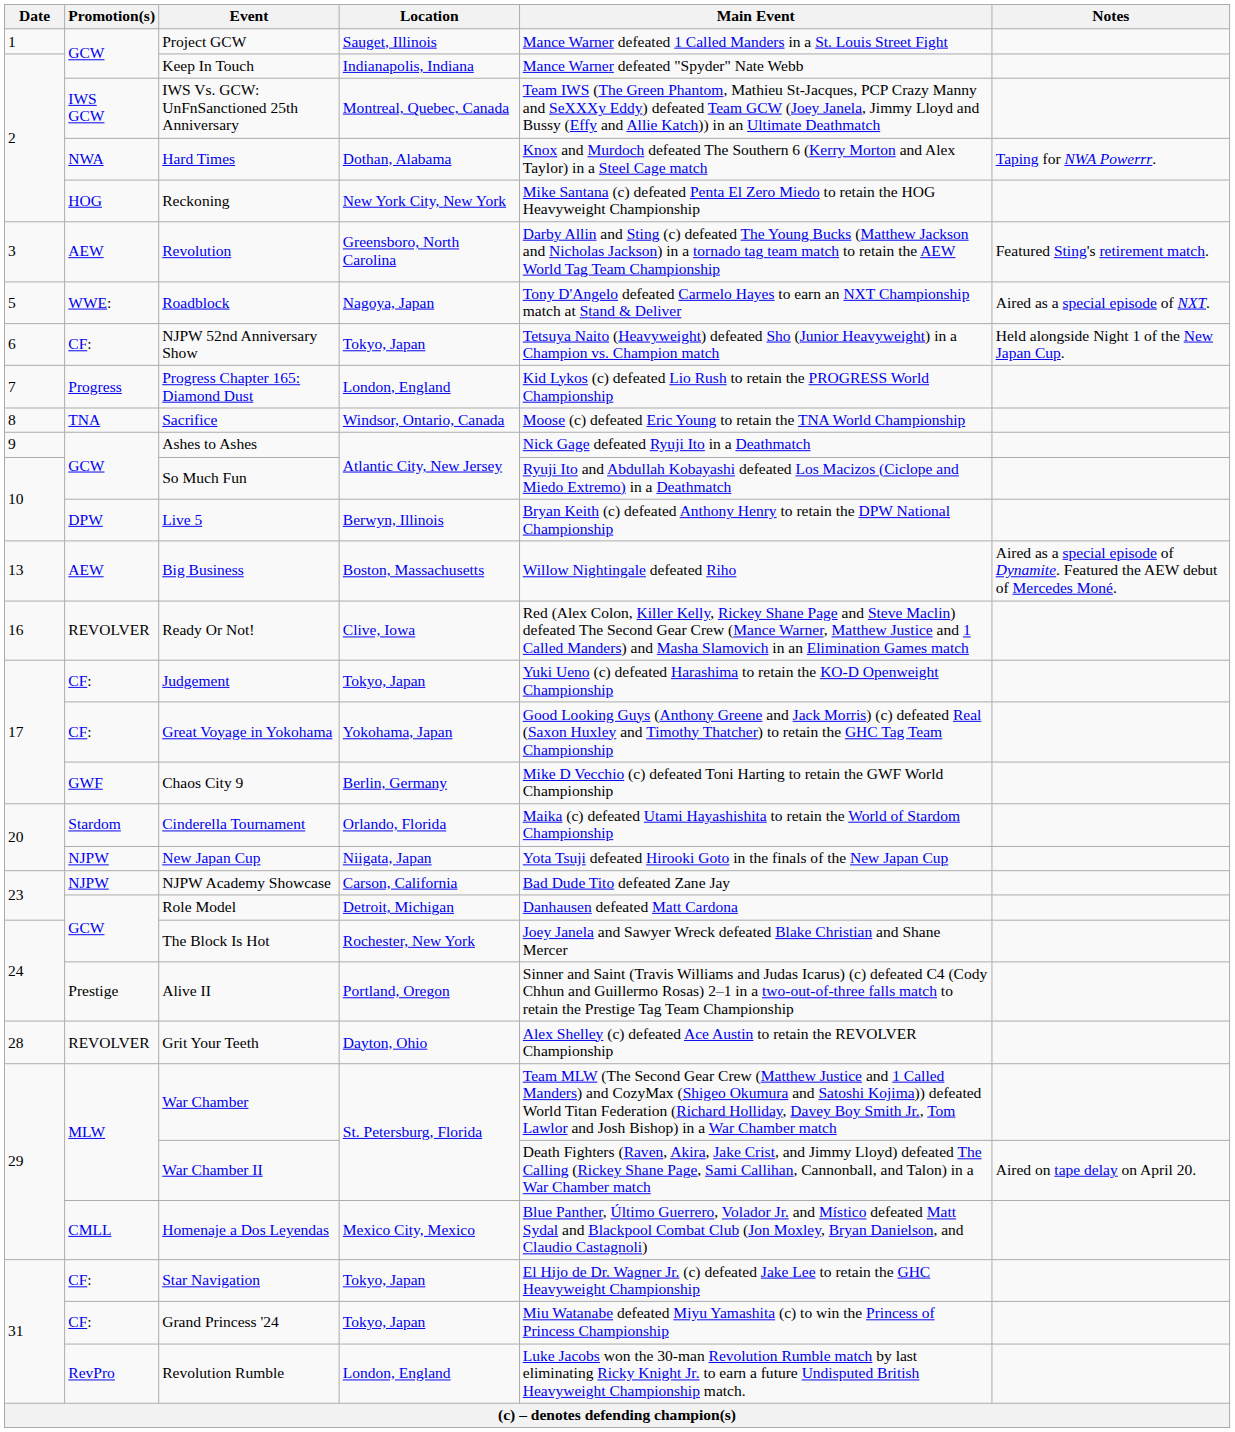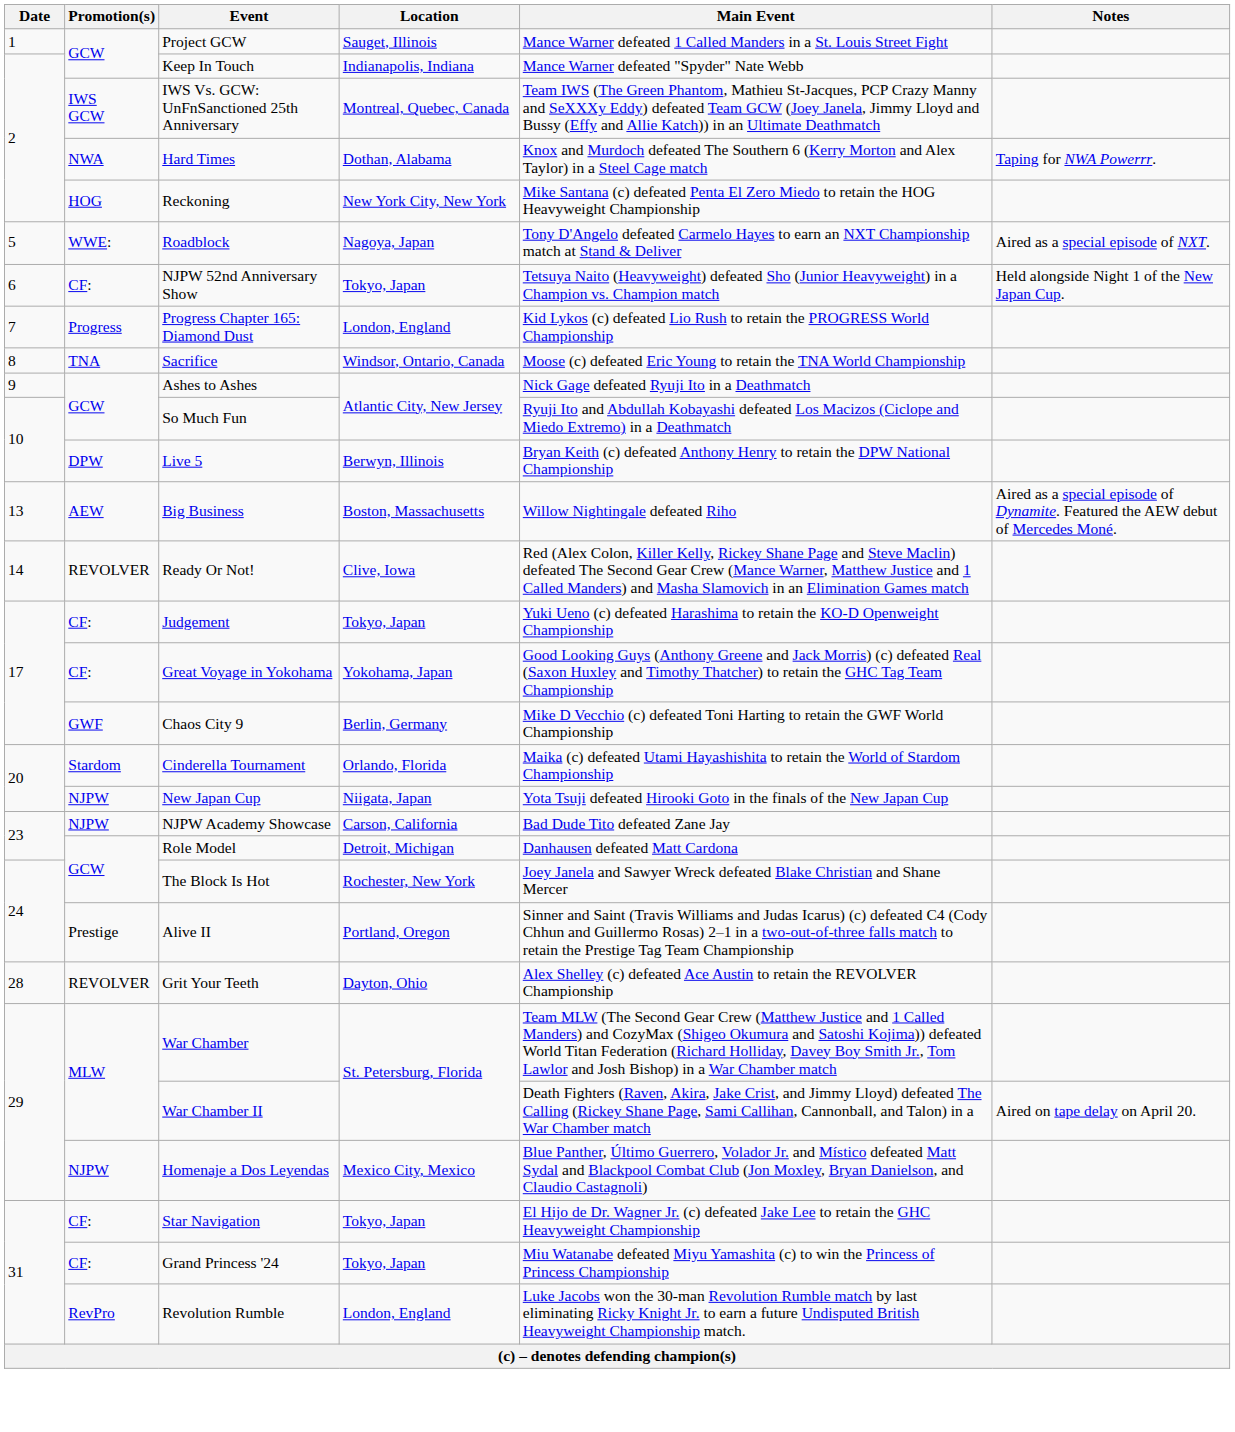- row: (197, 251)
(16, 630) 16 -> (16, 570) 14
(90, 1229) CMLL -> (89, 1170) NJPW
